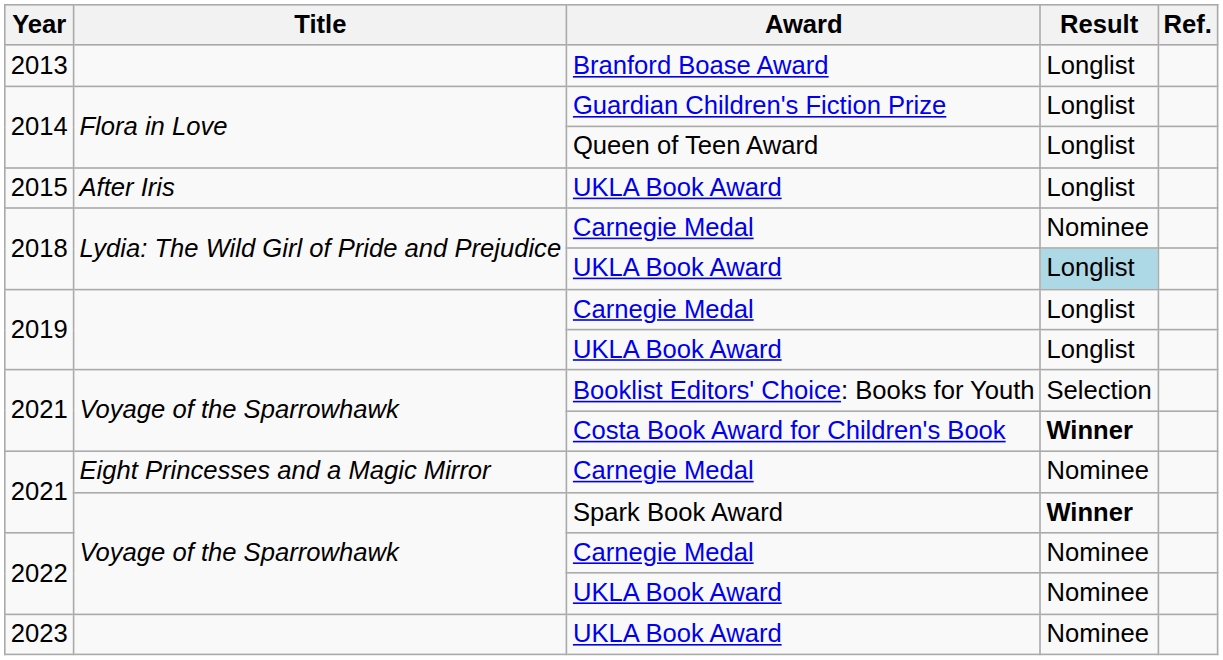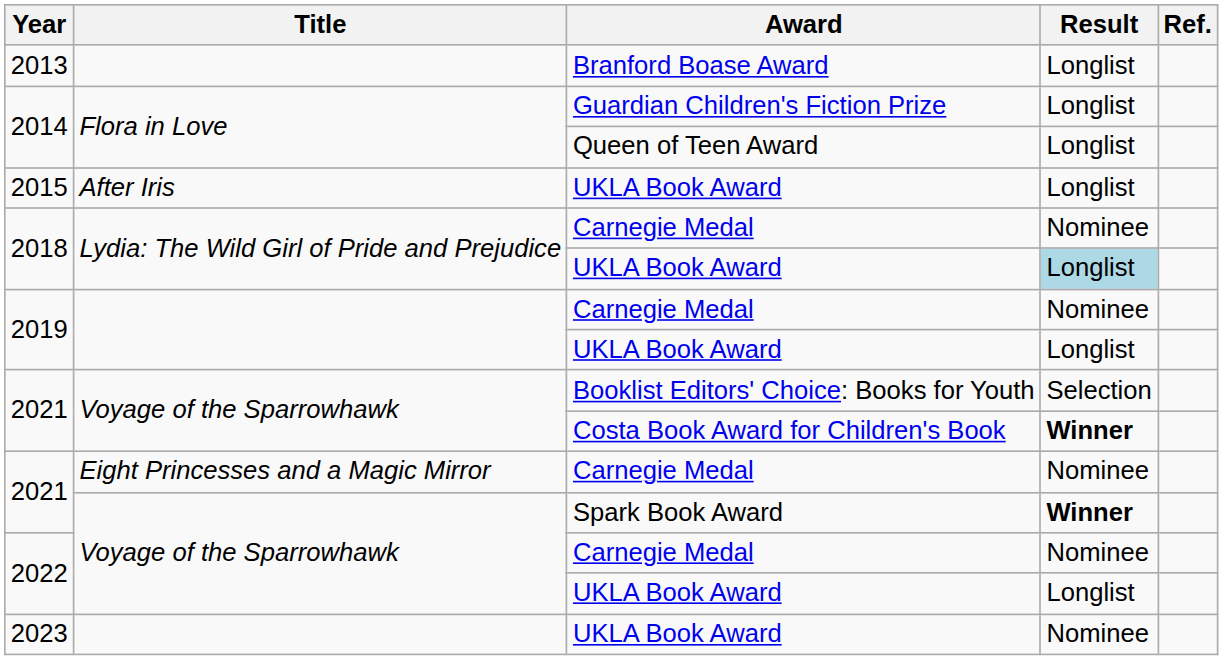(1091, 308) Longlist -> (1098, 308) Nominee
(1098, 593) Nominee -> (1091, 593) Longlist
